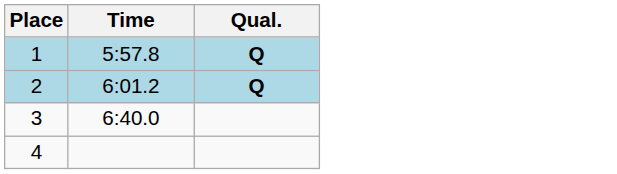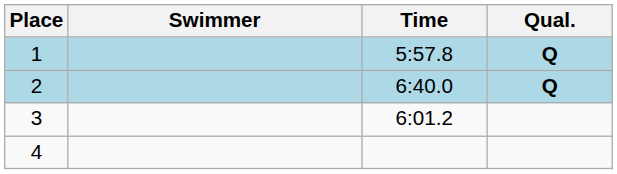+ column: (215, 20)
(131, 86) 6:01.2 -> (424, 86) 6:40.0
(131, 119) 6:40.0 -> (424, 119) 6:01.2
